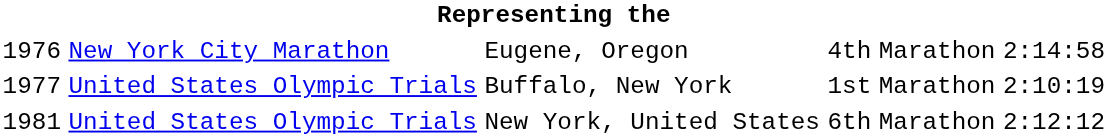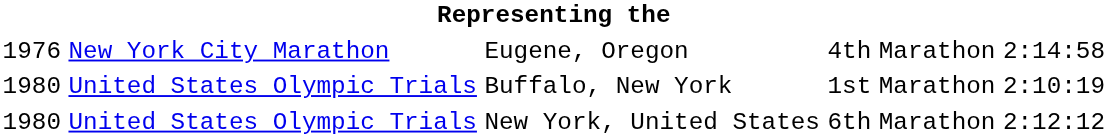(32, 87) 1977 -> (32, 87) 1980
(32, 122) 1981 -> (32, 122) 1980
